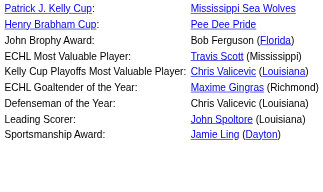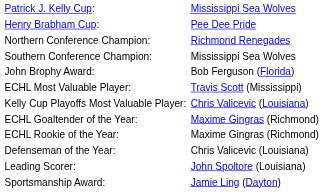+ row: (77, 40)
+ row: (78, 56)
+ row: (62, 135)
